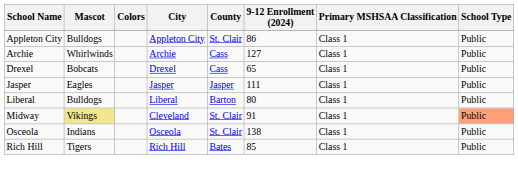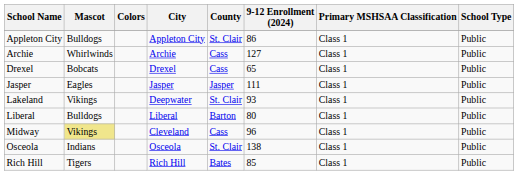+ row: (25, 100)
(226, 116) St. Clair -> (219, 131) Cass
(251, 116) 91 -> (251, 131) 96
(474, 116) lightsalmon background -> (474, 131) no background
